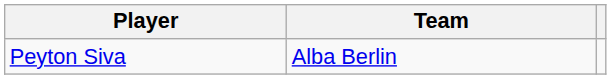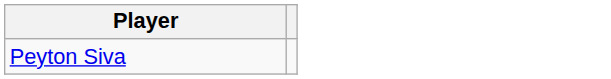- column: (441, 21)
